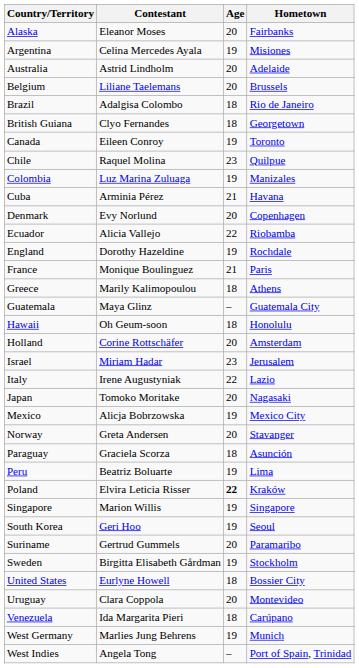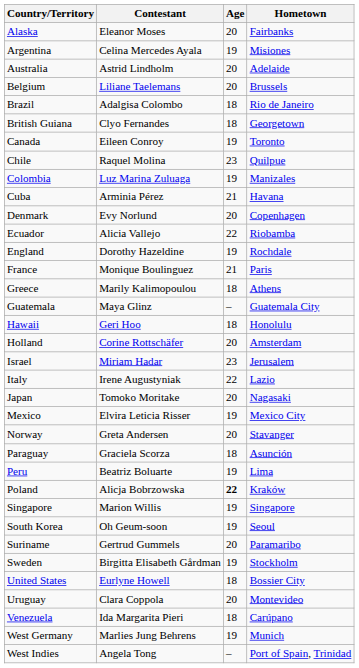(133, 324) Oh Geum-soon -> (120, 324) Geri Hoo
(142, 416) Alicja Bobrzowska -> (145, 416) Elvira Leticia Risser
(145, 489) Elvira Leticia Risser -> (142, 489) Alicja Bobrzowska
(120, 526) Geri Hoo -> (133, 526) Oh Geum-soon
